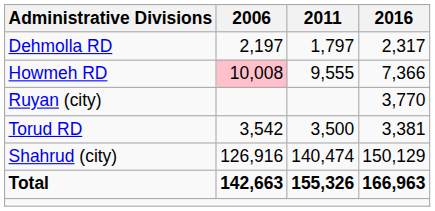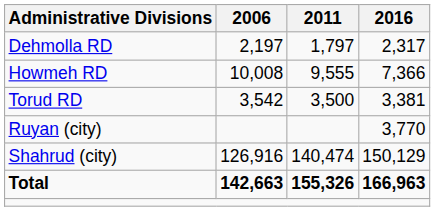(257, 73) pink background -> (257, 73) no background
rows swapped: (45, 128) <-> (55, 101)
